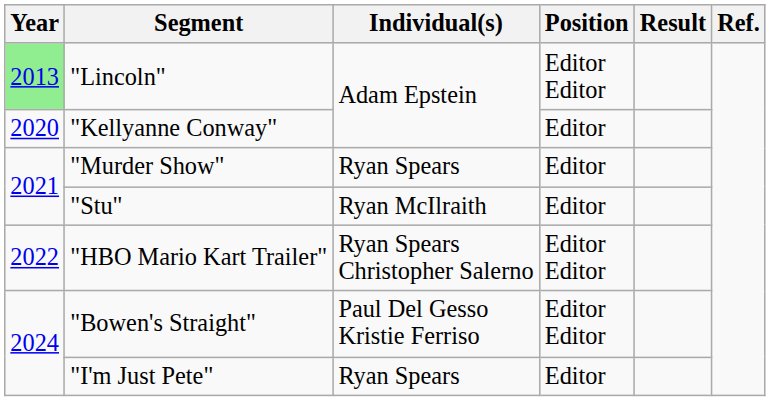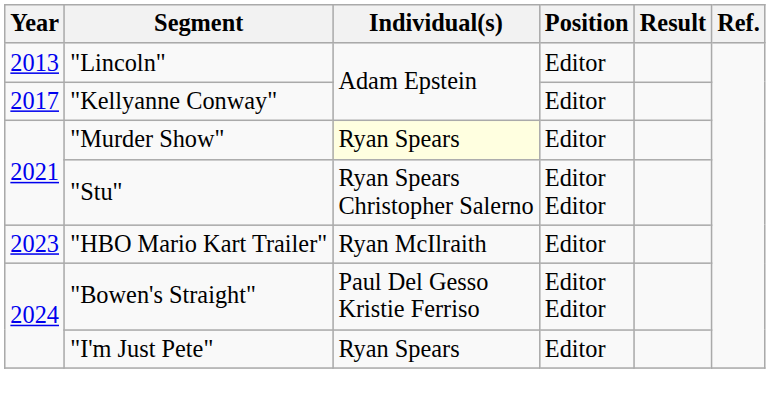(35, 76) lightgreen background -> (35, 62) no background
(575, 76) Editor Editor -> (575, 62) Editor
(35, 128) 2020 -> (35, 100) 2017
(399, 166) no background -> (399, 139) lightyellow background
(413, 205) Ryan McIlraith -> (436, 191) Ryan Spears Christopher Salerno
(575, 205) Editor -> (575, 191) Editor Editor
(35, 257) 2022 -> (35, 243) 2023
(436, 257) Ryan Spears Christopher Salerno -> (413, 243) Ryan McIlraith
(575, 257) Editor Editor -> (575, 243) Editor
